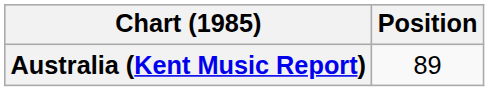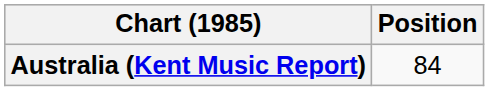(428, 64) 89 -> (428, 64) 84
